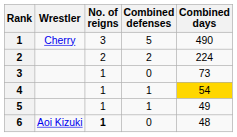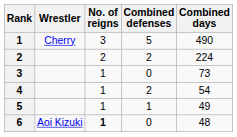(149, 90) 1 -> (149, 90) 2
(204, 90) gold background -> (204, 90) no background
